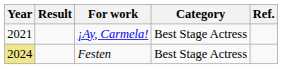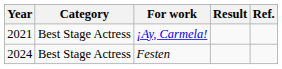columns swapped: (201, 14) <-> (55, 14)
(20, 53) khaki background -> (20, 53) no background
